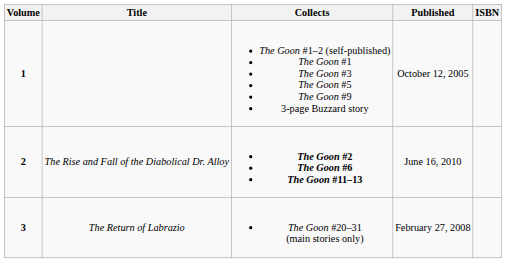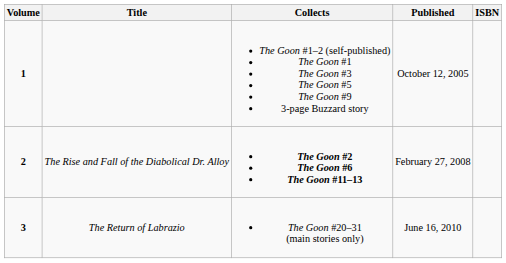(433, 162) June 16, 2010 -> (433, 162) February 27, 2008
(433, 227) February 27, 2008 -> (433, 227) June 16, 2010
